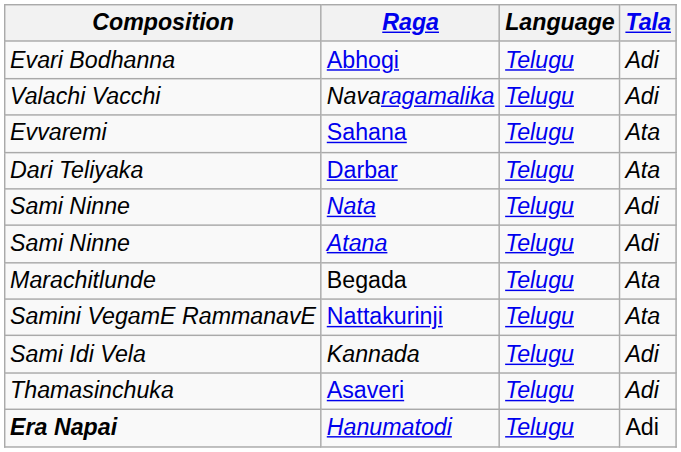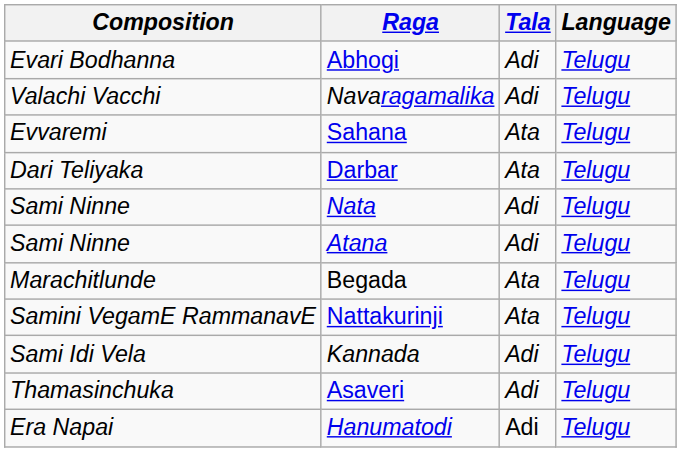columns swapped: (648, 22) <-> (560, 22)
(64, 427) bold -> (62, 427) normal
